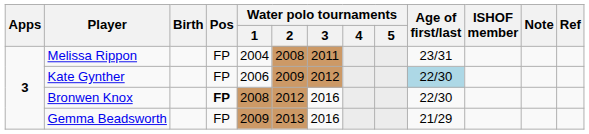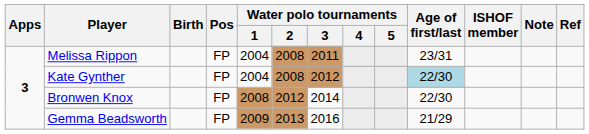(254, 77) 2006 -> (254, 77) 2004
(290, 77) 2009 -> (290, 77) 2008
(222, 98) bold -> (222, 98) normal
(325, 98) 2016 -> (325, 98) 2014
